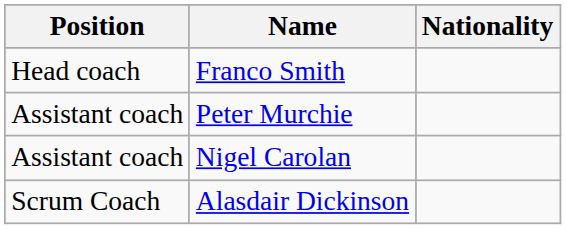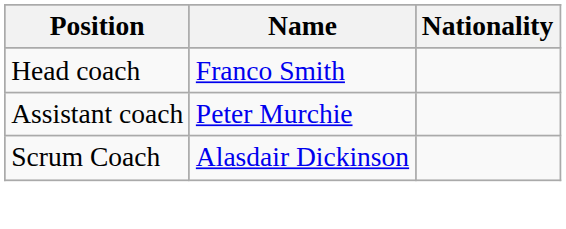- row: (273, 157)
